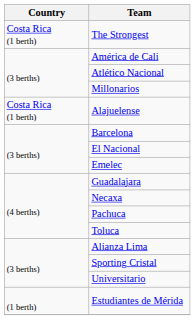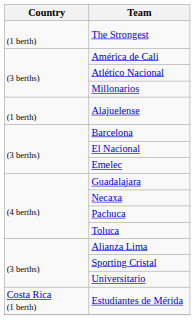(29, 34) Costa Rica (1 berth) -> (21, 41) (1 berth)
(29, 111) Costa Rica (1 berth) -> (21, 117) (1 berth)
(21, 307) (1 berth) -> (29, 301) Costa Rica (1 berth)
